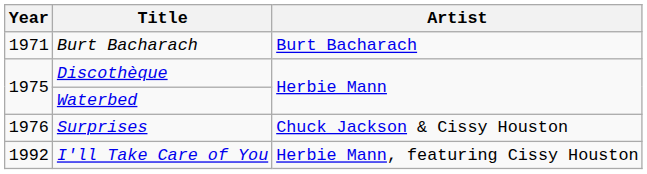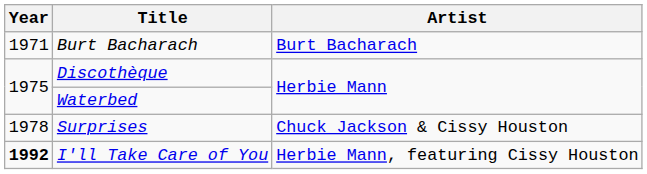(29, 128) 1976 -> (29, 128) 1978
(29, 155) normal -> (29, 155) bold
